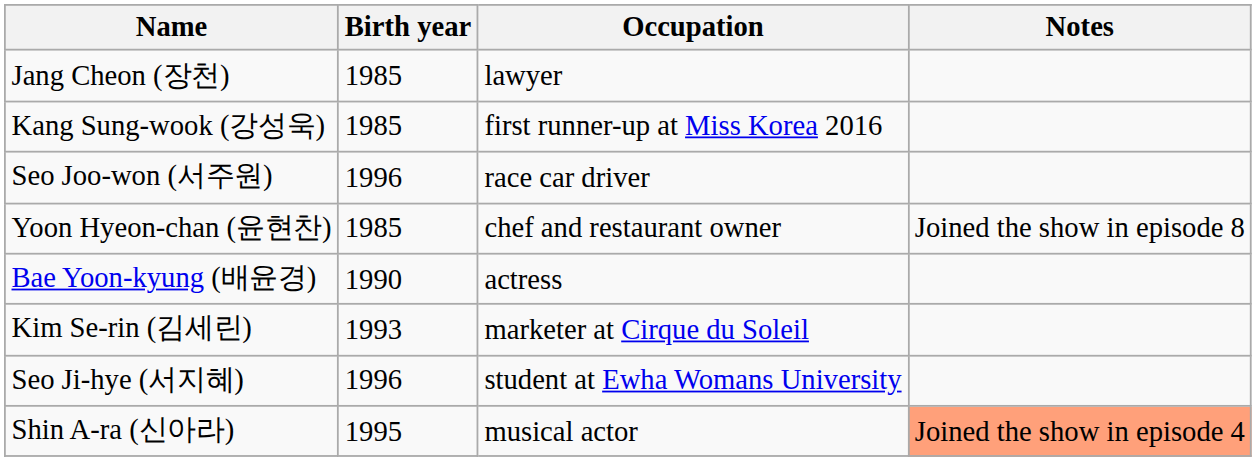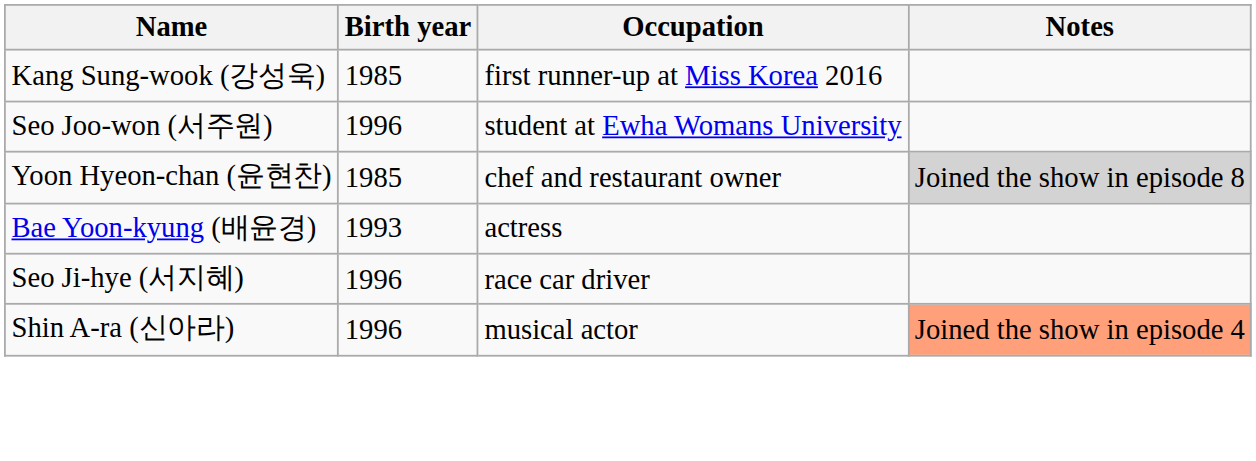- row: (120, 74)
(567, 176) race car driver -> (693, 126) student at Ewha Womans University
(1080, 227) no background -> (1080, 176) lightgrey background
(373, 278) 1990 -> (373, 227) 1993
- row: (132, 328)
(693, 380) student at Ewha Womans University -> (567, 278) race car driver
(373, 430) 1995 -> (373, 329) 1996
